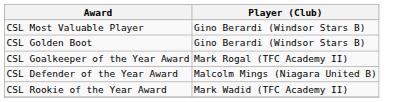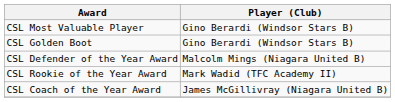- row: (98, 58)
+ row: (84, 89)
